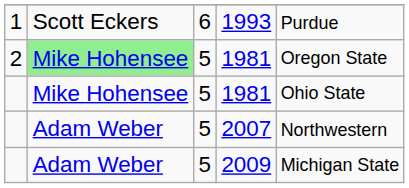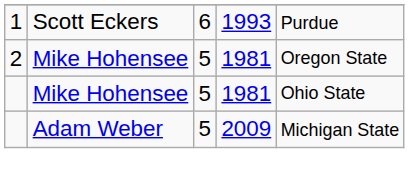(110, 57) lightgreen background -> (110, 57) no background
- row: (16, 129)
